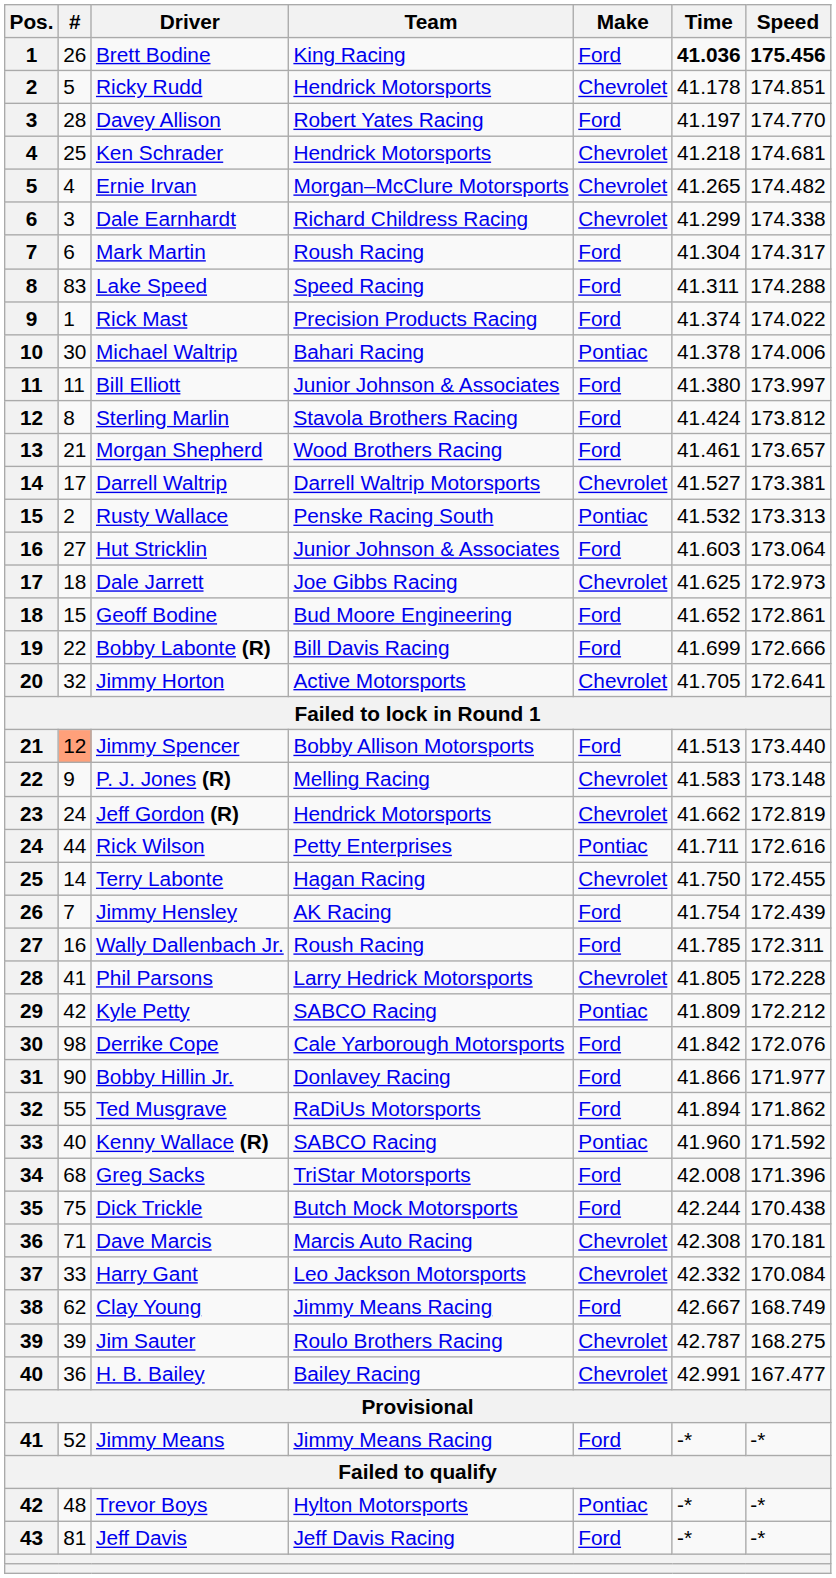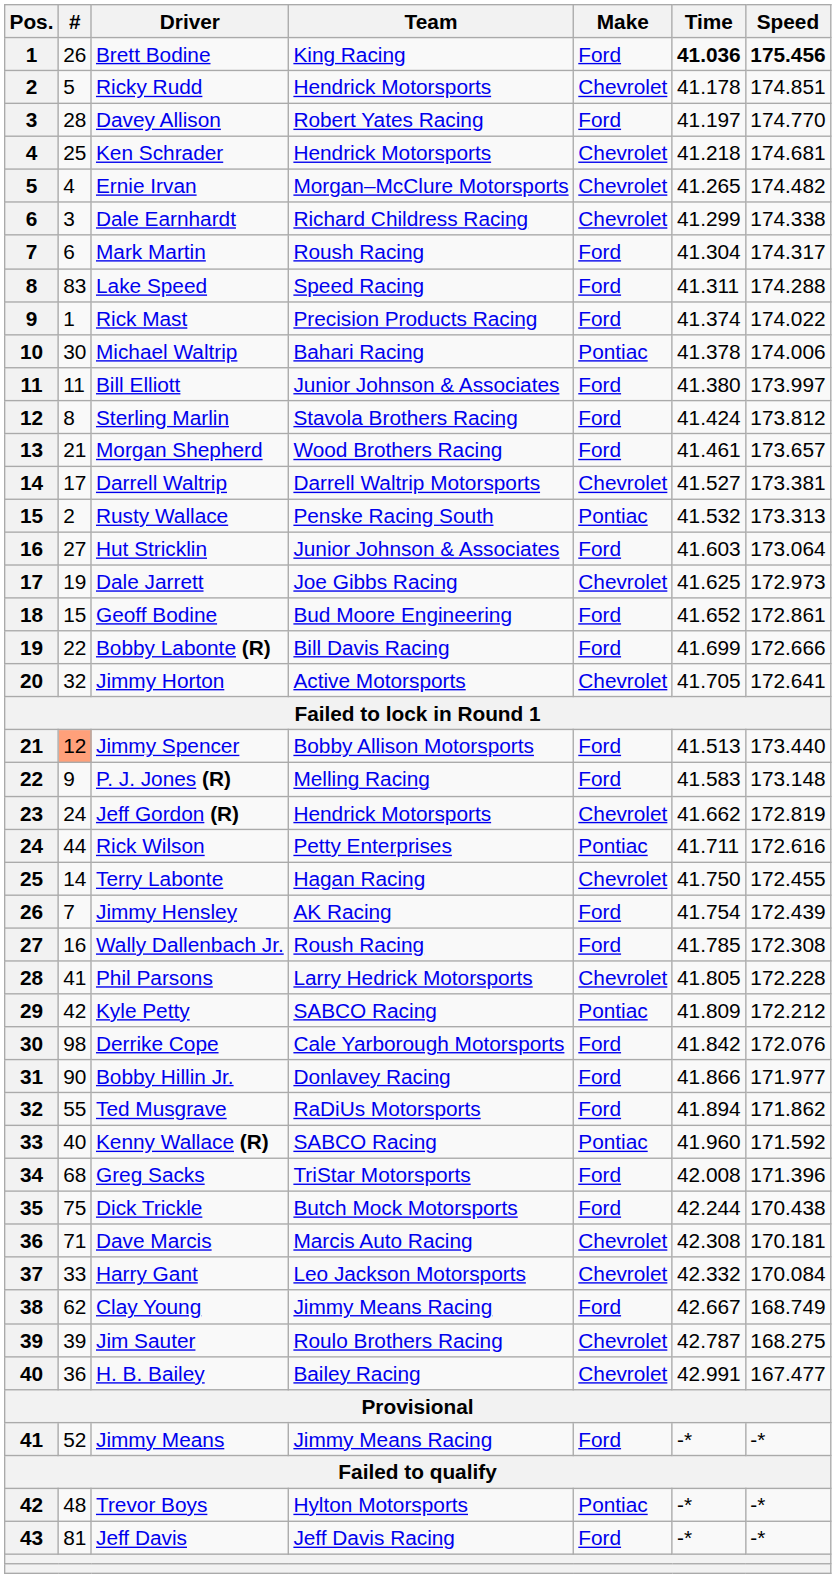(75, 582) 18 -> (75, 582) 19
(623, 780) Chevrolet -> (600, 780) Ford
(787, 944) 172.311 -> (788, 944) 172.308
